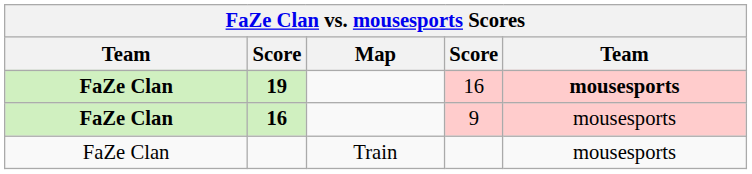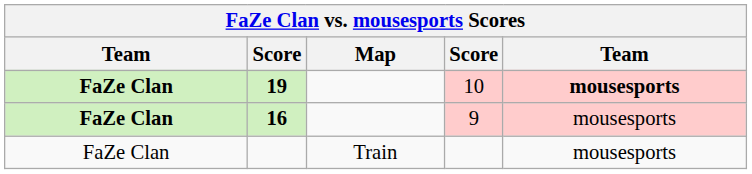(474, 86) 16 -> (474, 86) 10
